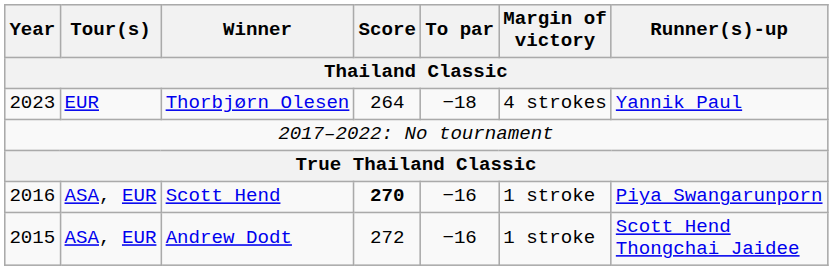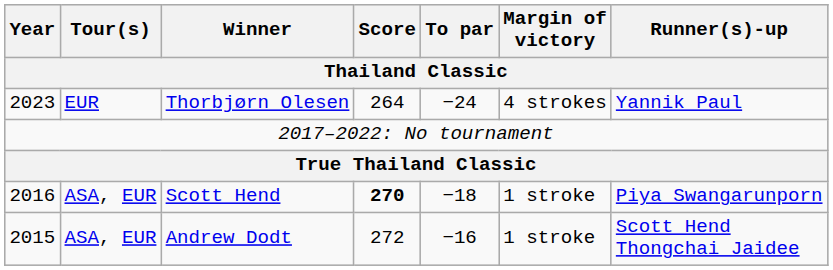(460, 104) −18 -> (460, 104) −24
(460, 197) −16 -> (460, 197) −18
